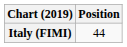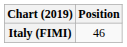(99, 33) 44 -> (99, 33) 46
